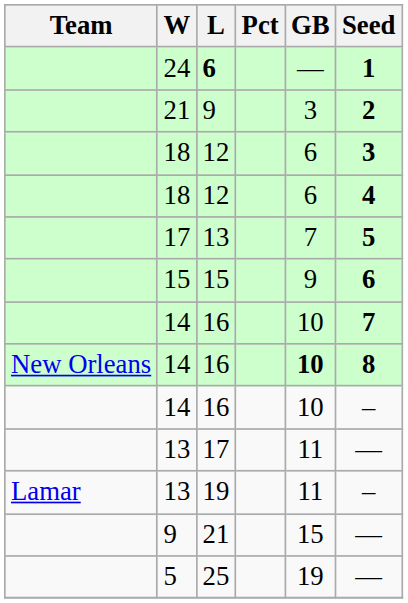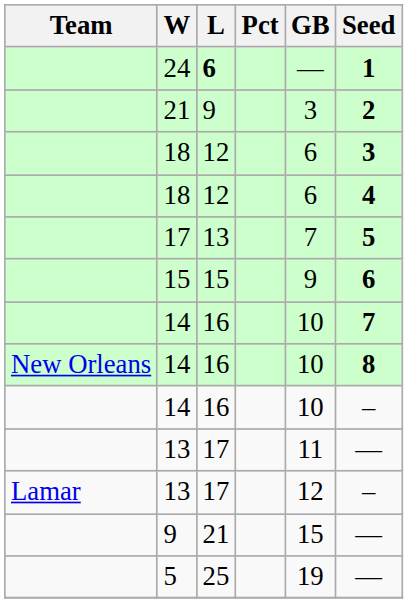(310, 364) bold -> (310, 364) normal
(216, 491) 19 -> (216, 491) 17
(310, 491) 11 -> (310, 491) 12
